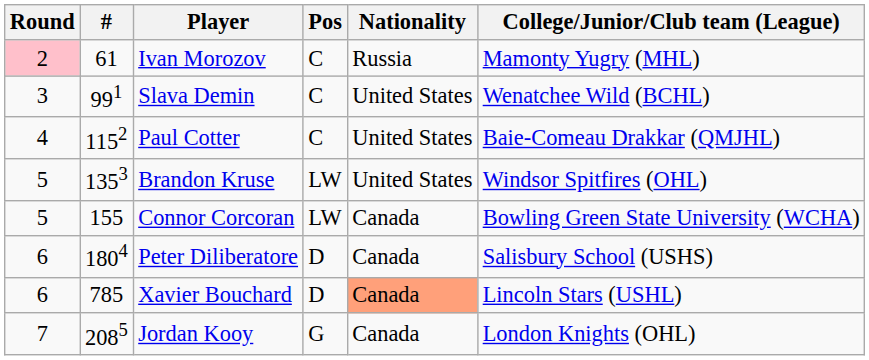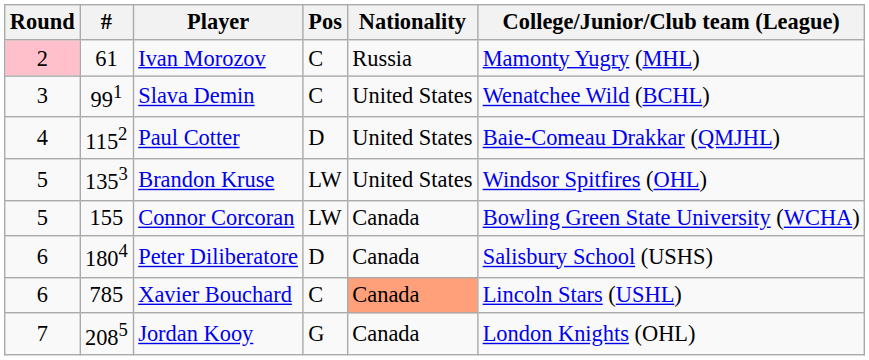(316, 137) C -> (316, 137) D
(316, 295) D -> (316, 295) C
